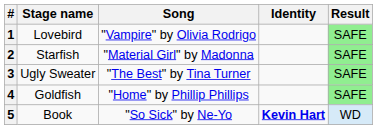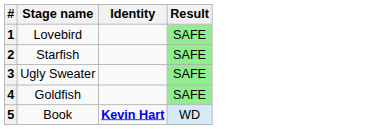- column: (179, 14)
